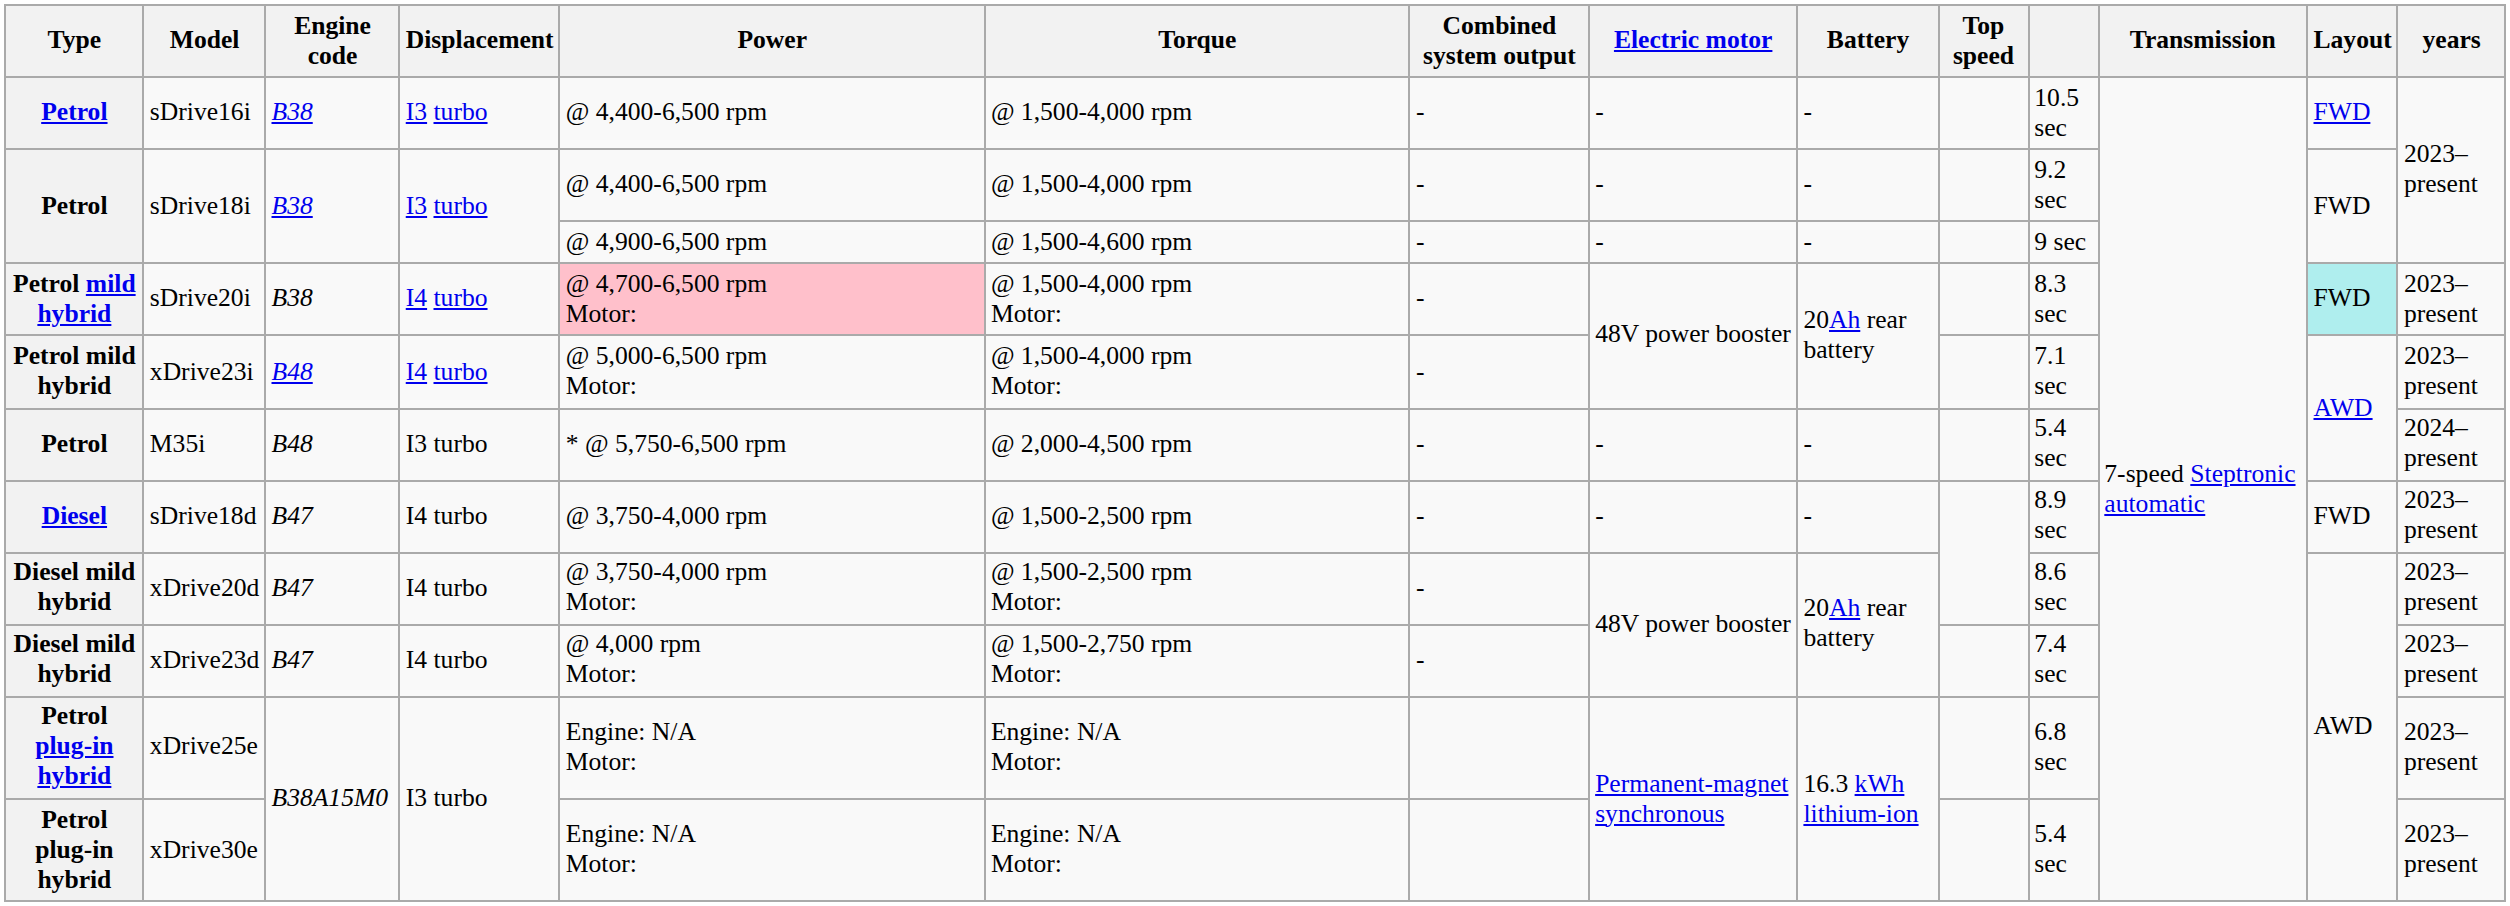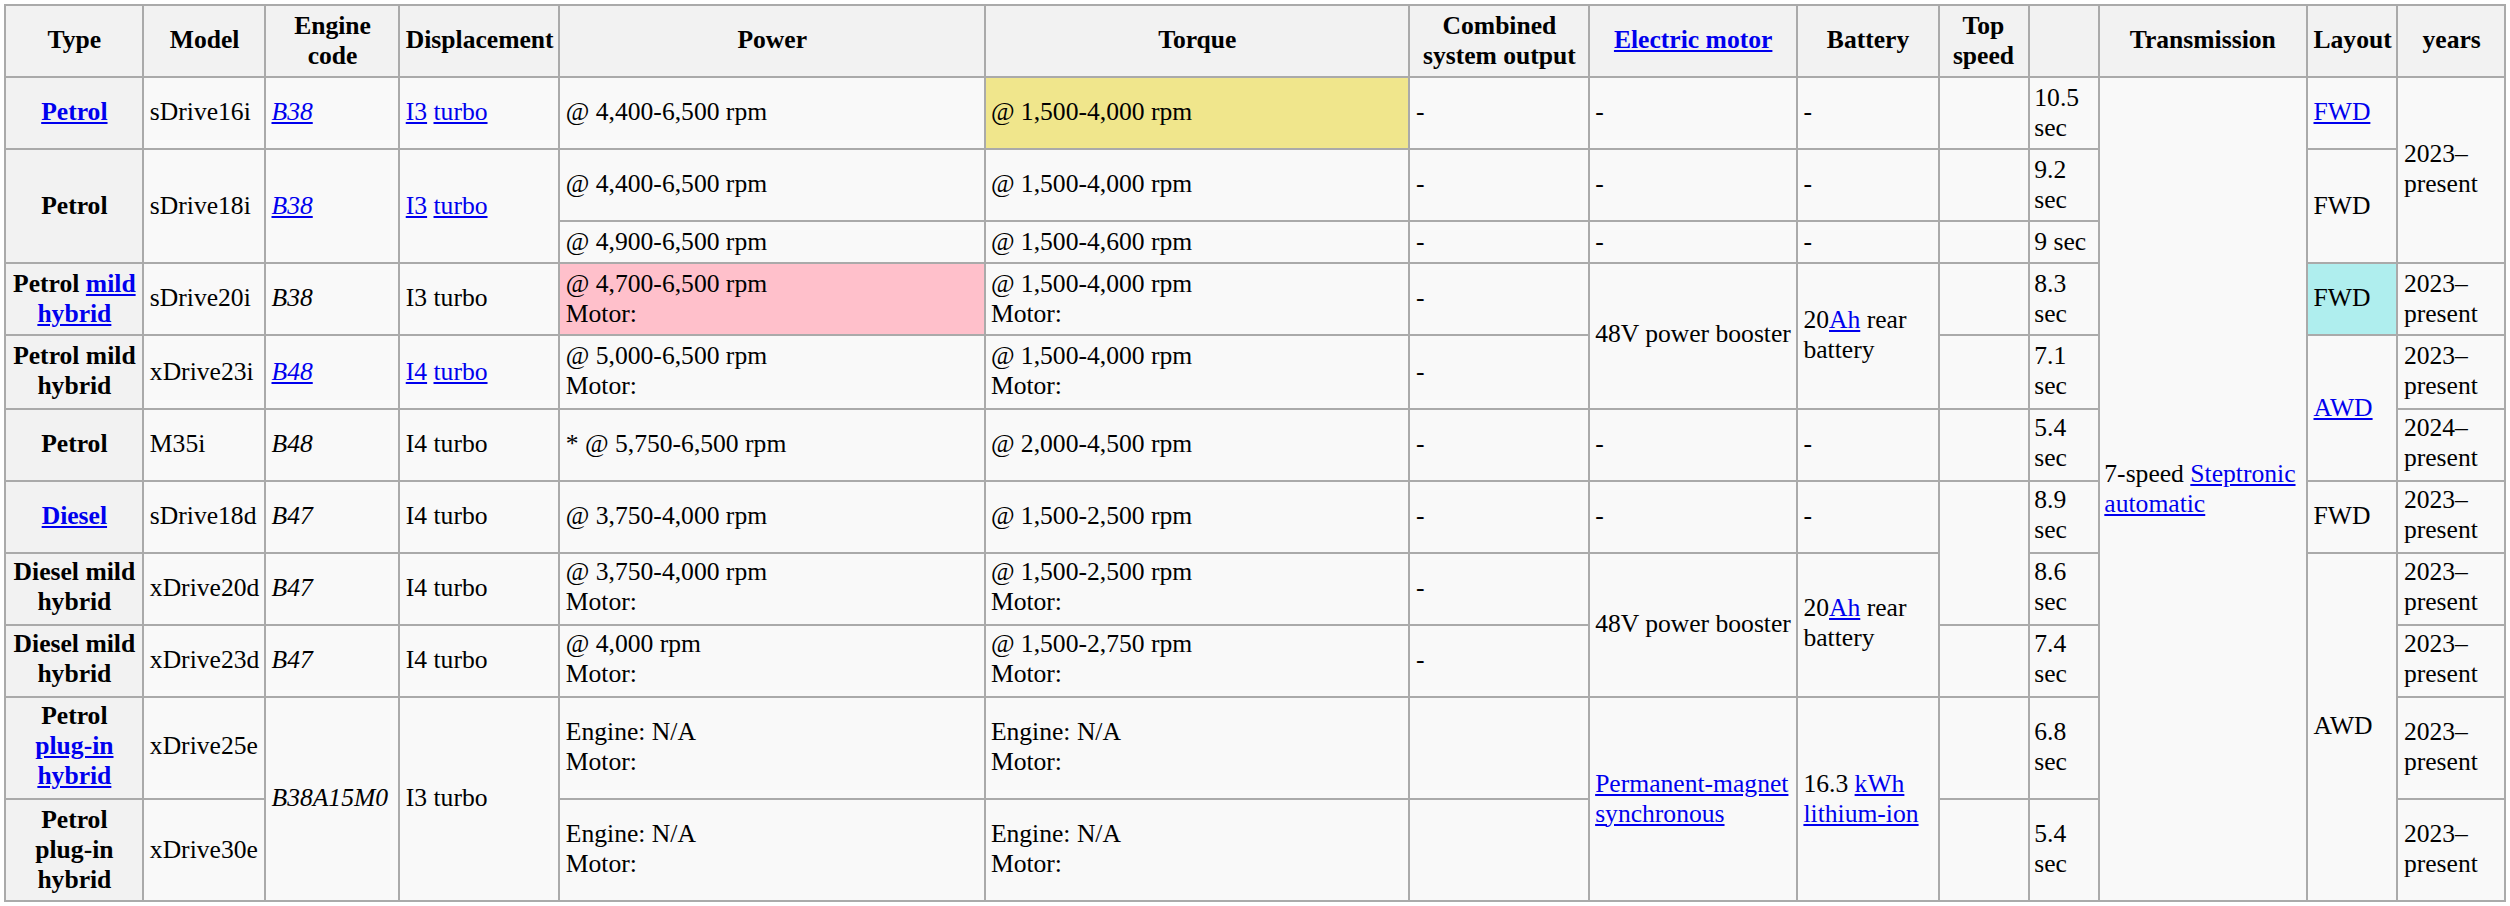(1092, 112) no background -> (1092, 112) khaki background
(447, 299) I4 turbo -> (447, 299) I3 turbo
(447, 443) I3 turbo -> (447, 443) I4 turbo
